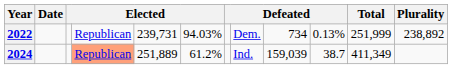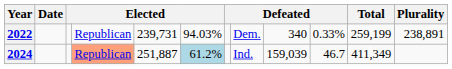(298, 34) 734 -> (298, 34) 340
(329, 34) 0.13% -> (329, 34) 0.33%
(371, 34) 251,999 -> (371, 34) 259,199
(424, 34) 238,892 -> (424, 34) 238,891
(157, 53) 251,889 -> (157, 53) 251,887
(206, 53) no background -> (206, 53) lightblue background
(334, 53) 38.7 -> (334, 53) 46.7
